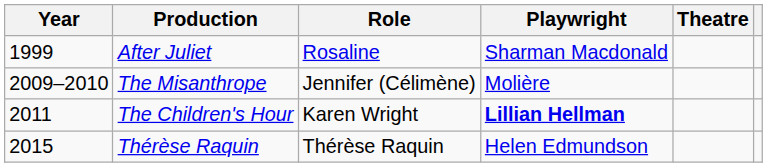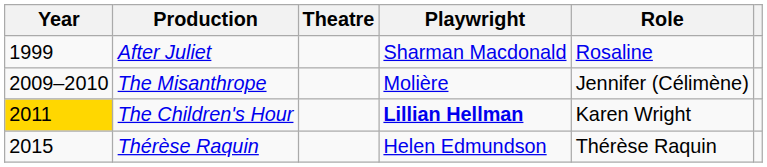columns swapped: (389, 20) <-> (713, 20)
(31, 114) no background -> (31, 114) gold background
